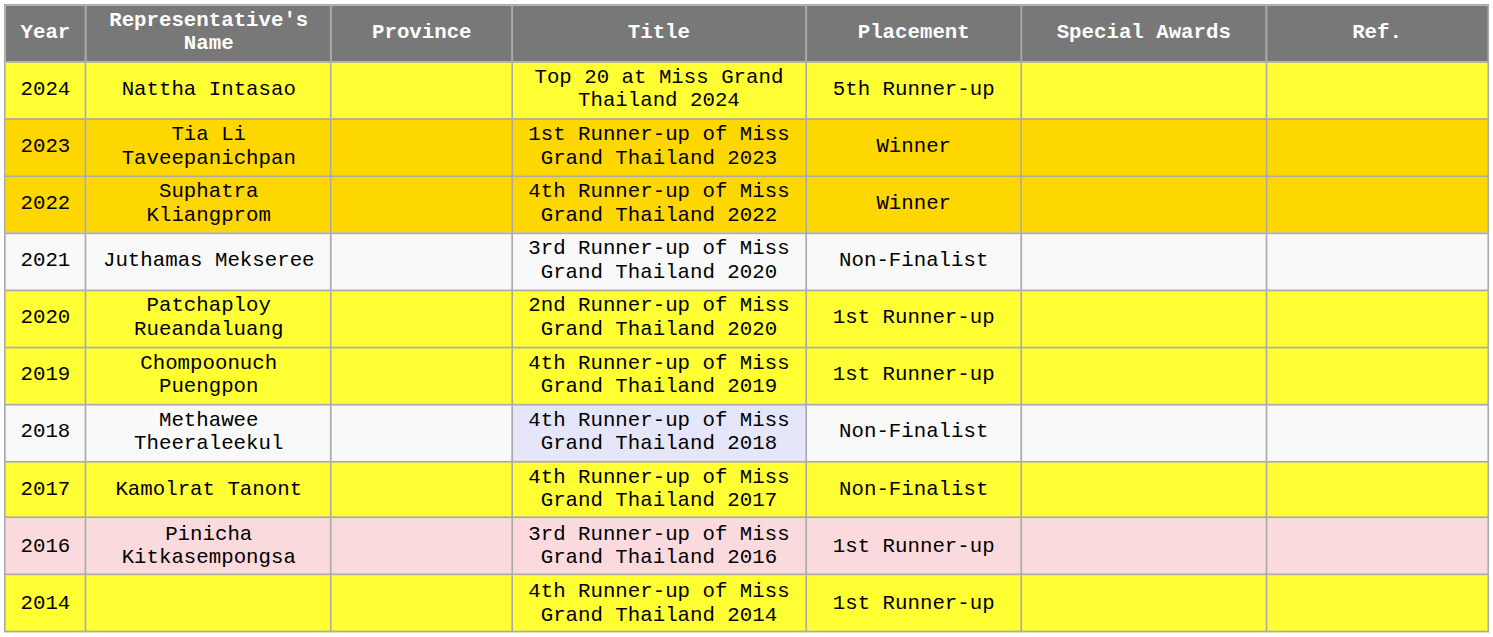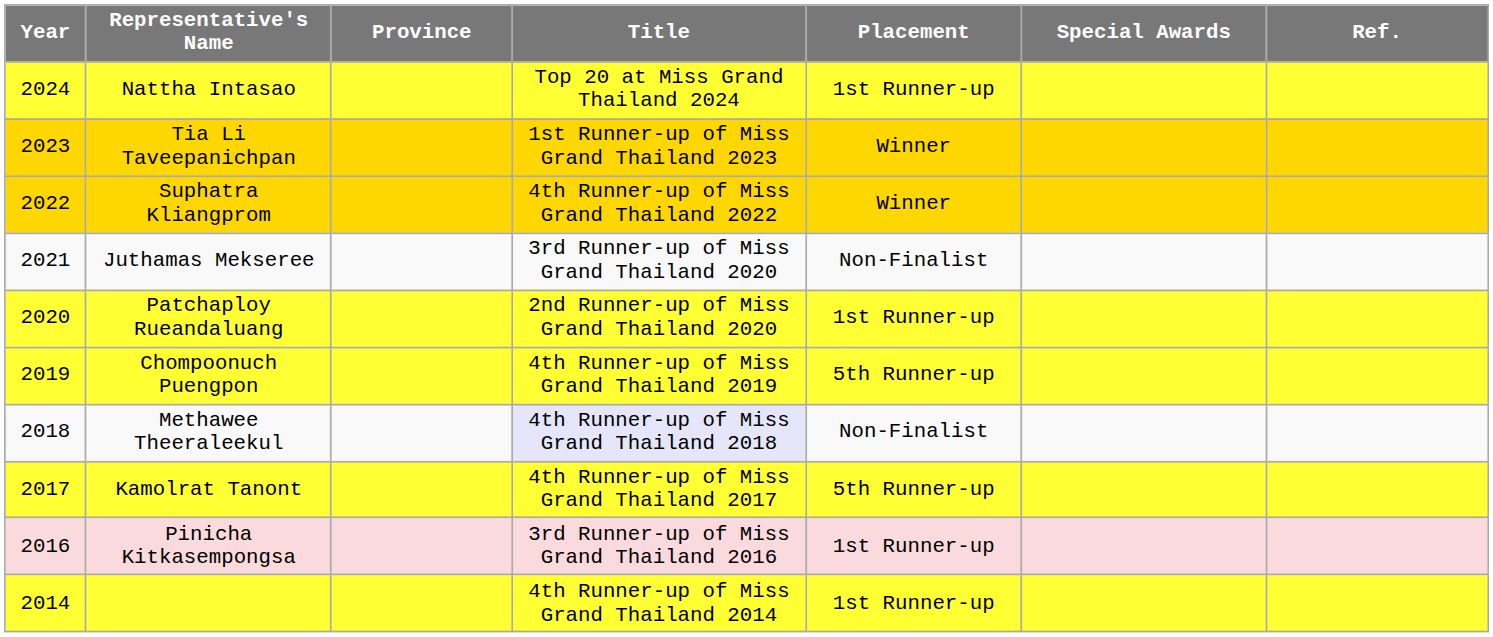(914, 91) 5th Runner-up -> (914, 91) 1st Runner-up
(914, 376) 1st Runner-up -> (914, 376) 5th Runner-up
(914, 490) Non-Finalist -> (914, 490) 5th Runner-up
